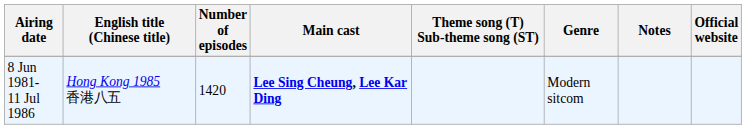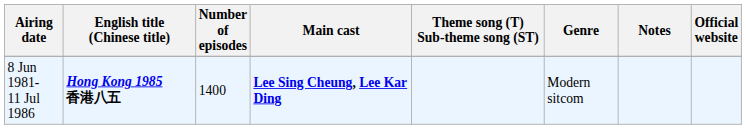(113, 89) normal -> (114, 89) bold
(212, 90) 1420 -> (212, 90) 1400
